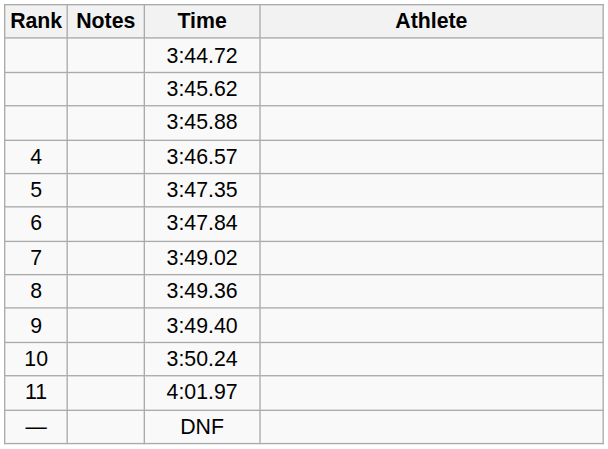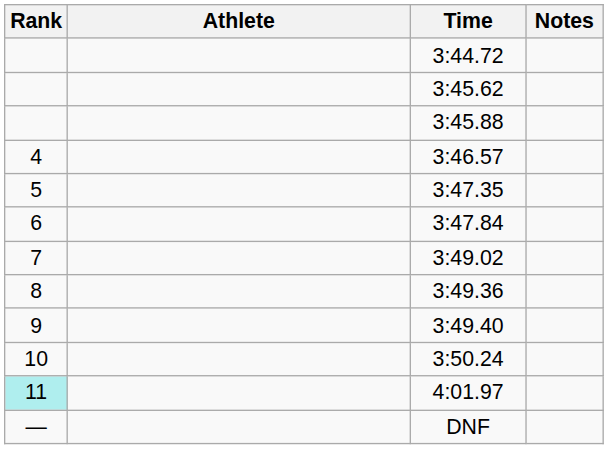columns swapped: (431, 21) <-> (106, 21)
(36, 392) no background -> (36, 392) paleturquoise background
